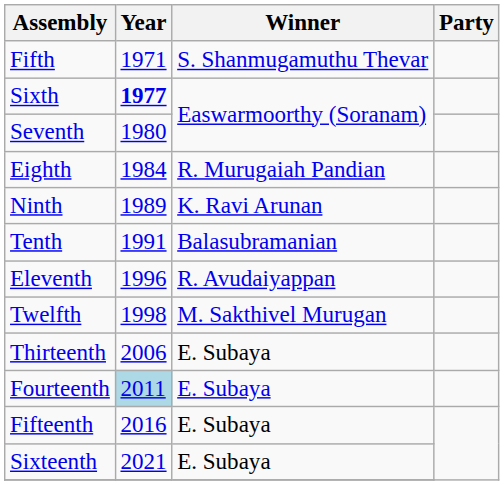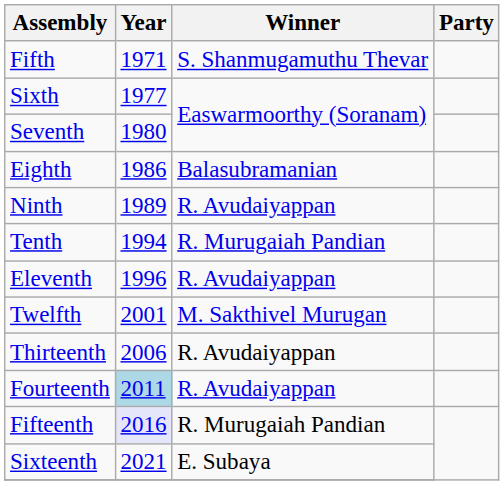(144, 95) bold -> (144, 95) normal
(144, 168) 1984 -> (144, 168) 1986
(281, 168) R. Murugaiah Pandian -> (257, 168) Balasubramanian
(250, 205) K. Ravi Arunan -> (256, 205) R. Avudaiyappan
(144, 242) 1991 -> (144, 242) 1994
(257, 242) Balasubramanian -> (281, 242) R. Murugaiah Pandian
(144, 315) 1998 -> (144, 315) 2001
(224, 351) E. Subaya -> (256, 351) R. Avudaiyappan
(224, 388) E. Subaya -> (256, 388) R. Avudaiyappan
(144, 424) no background -> (144, 424) lavender background
(224, 424) E. Subaya -> (281, 424) R. Murugaiah Pandian
